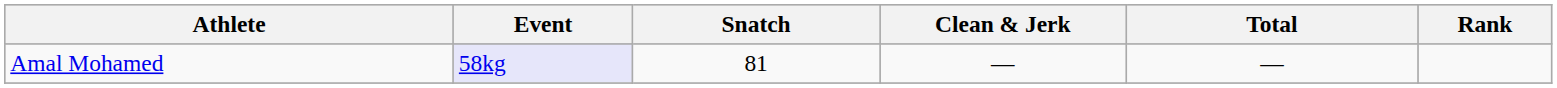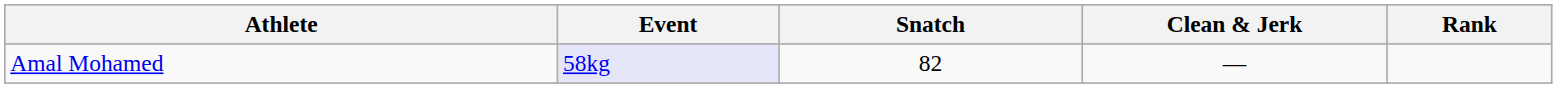- column: (1272, 24)
(756, 62) 81 -> (931, 62) 82
